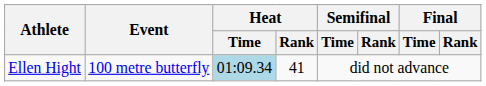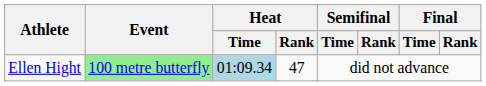(149, 68) no background -> (149, 68) lightgreen background
(297, 68) 41 -> (297, 68) 47
